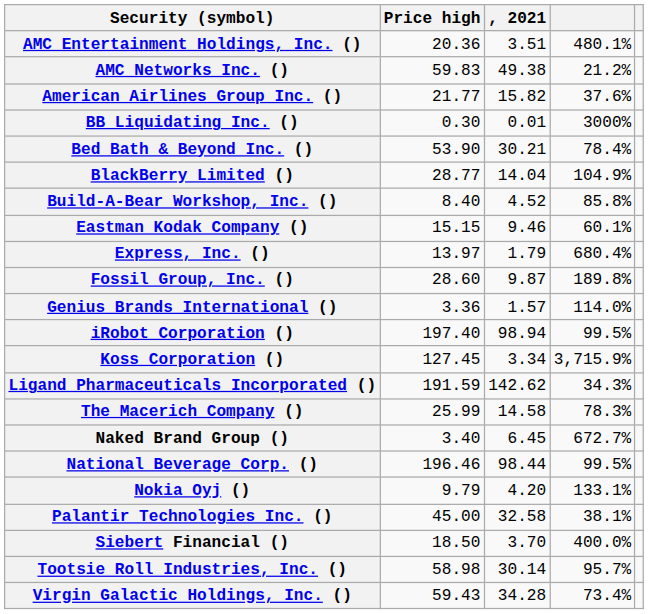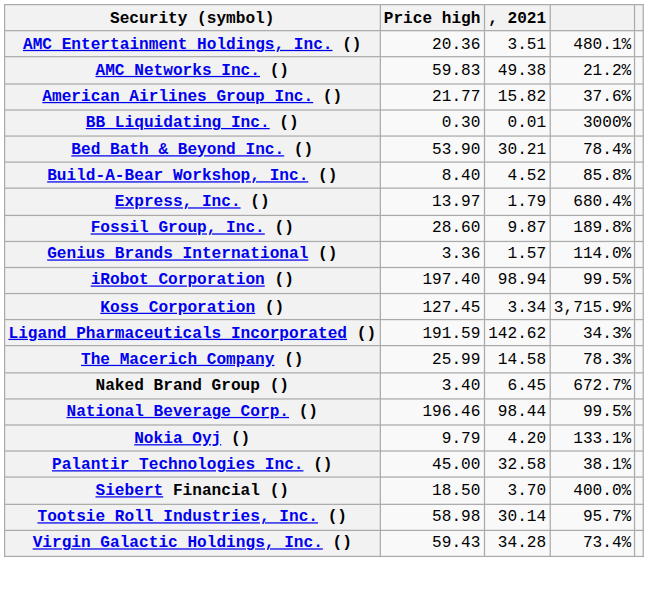- row: (192, 175)
- row: (192, 228)
